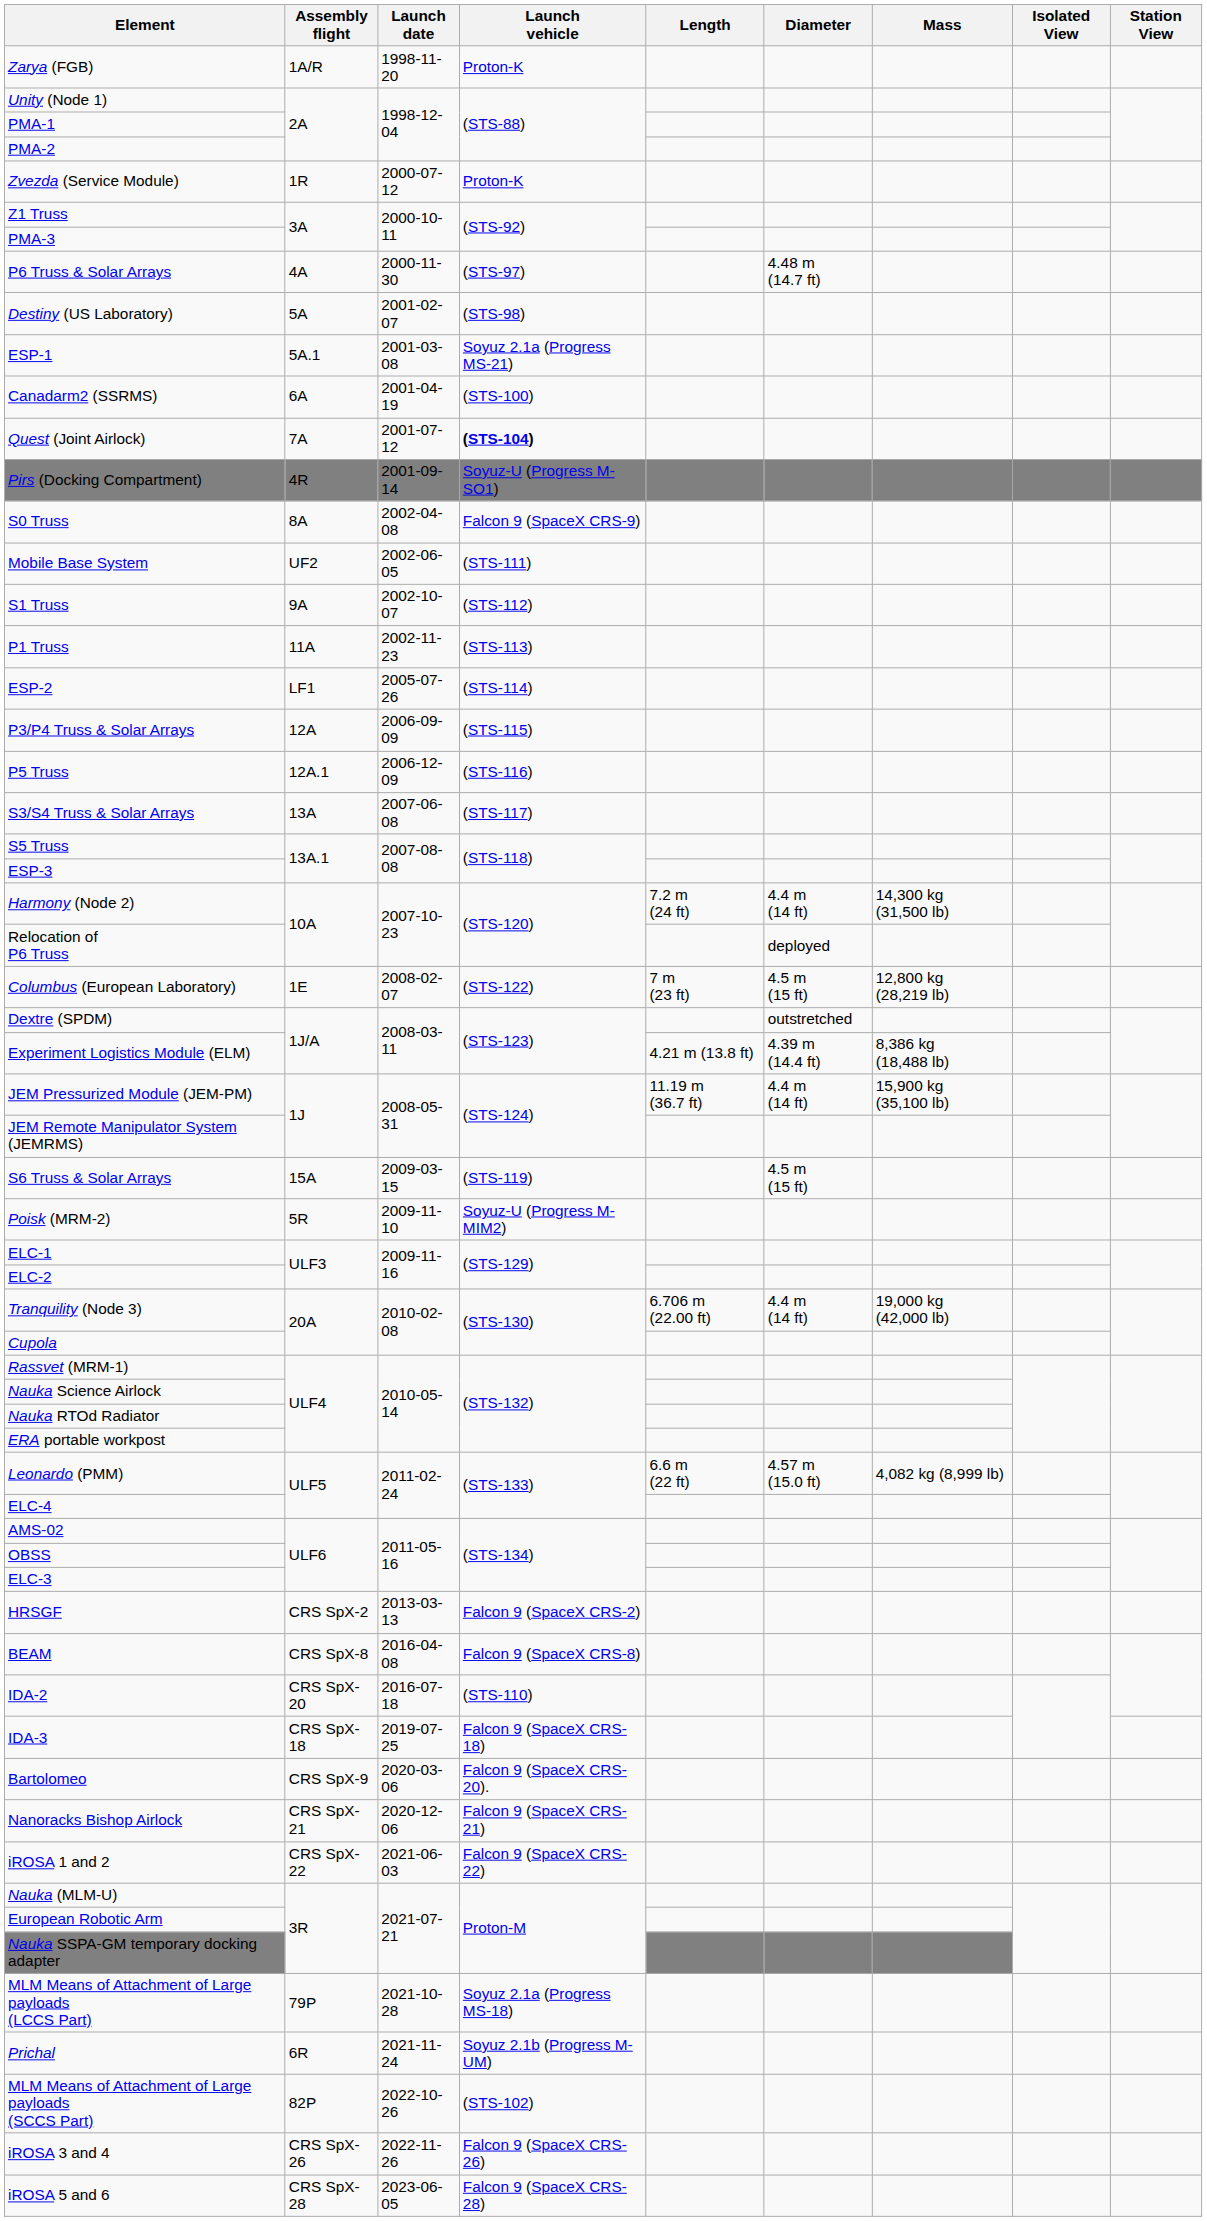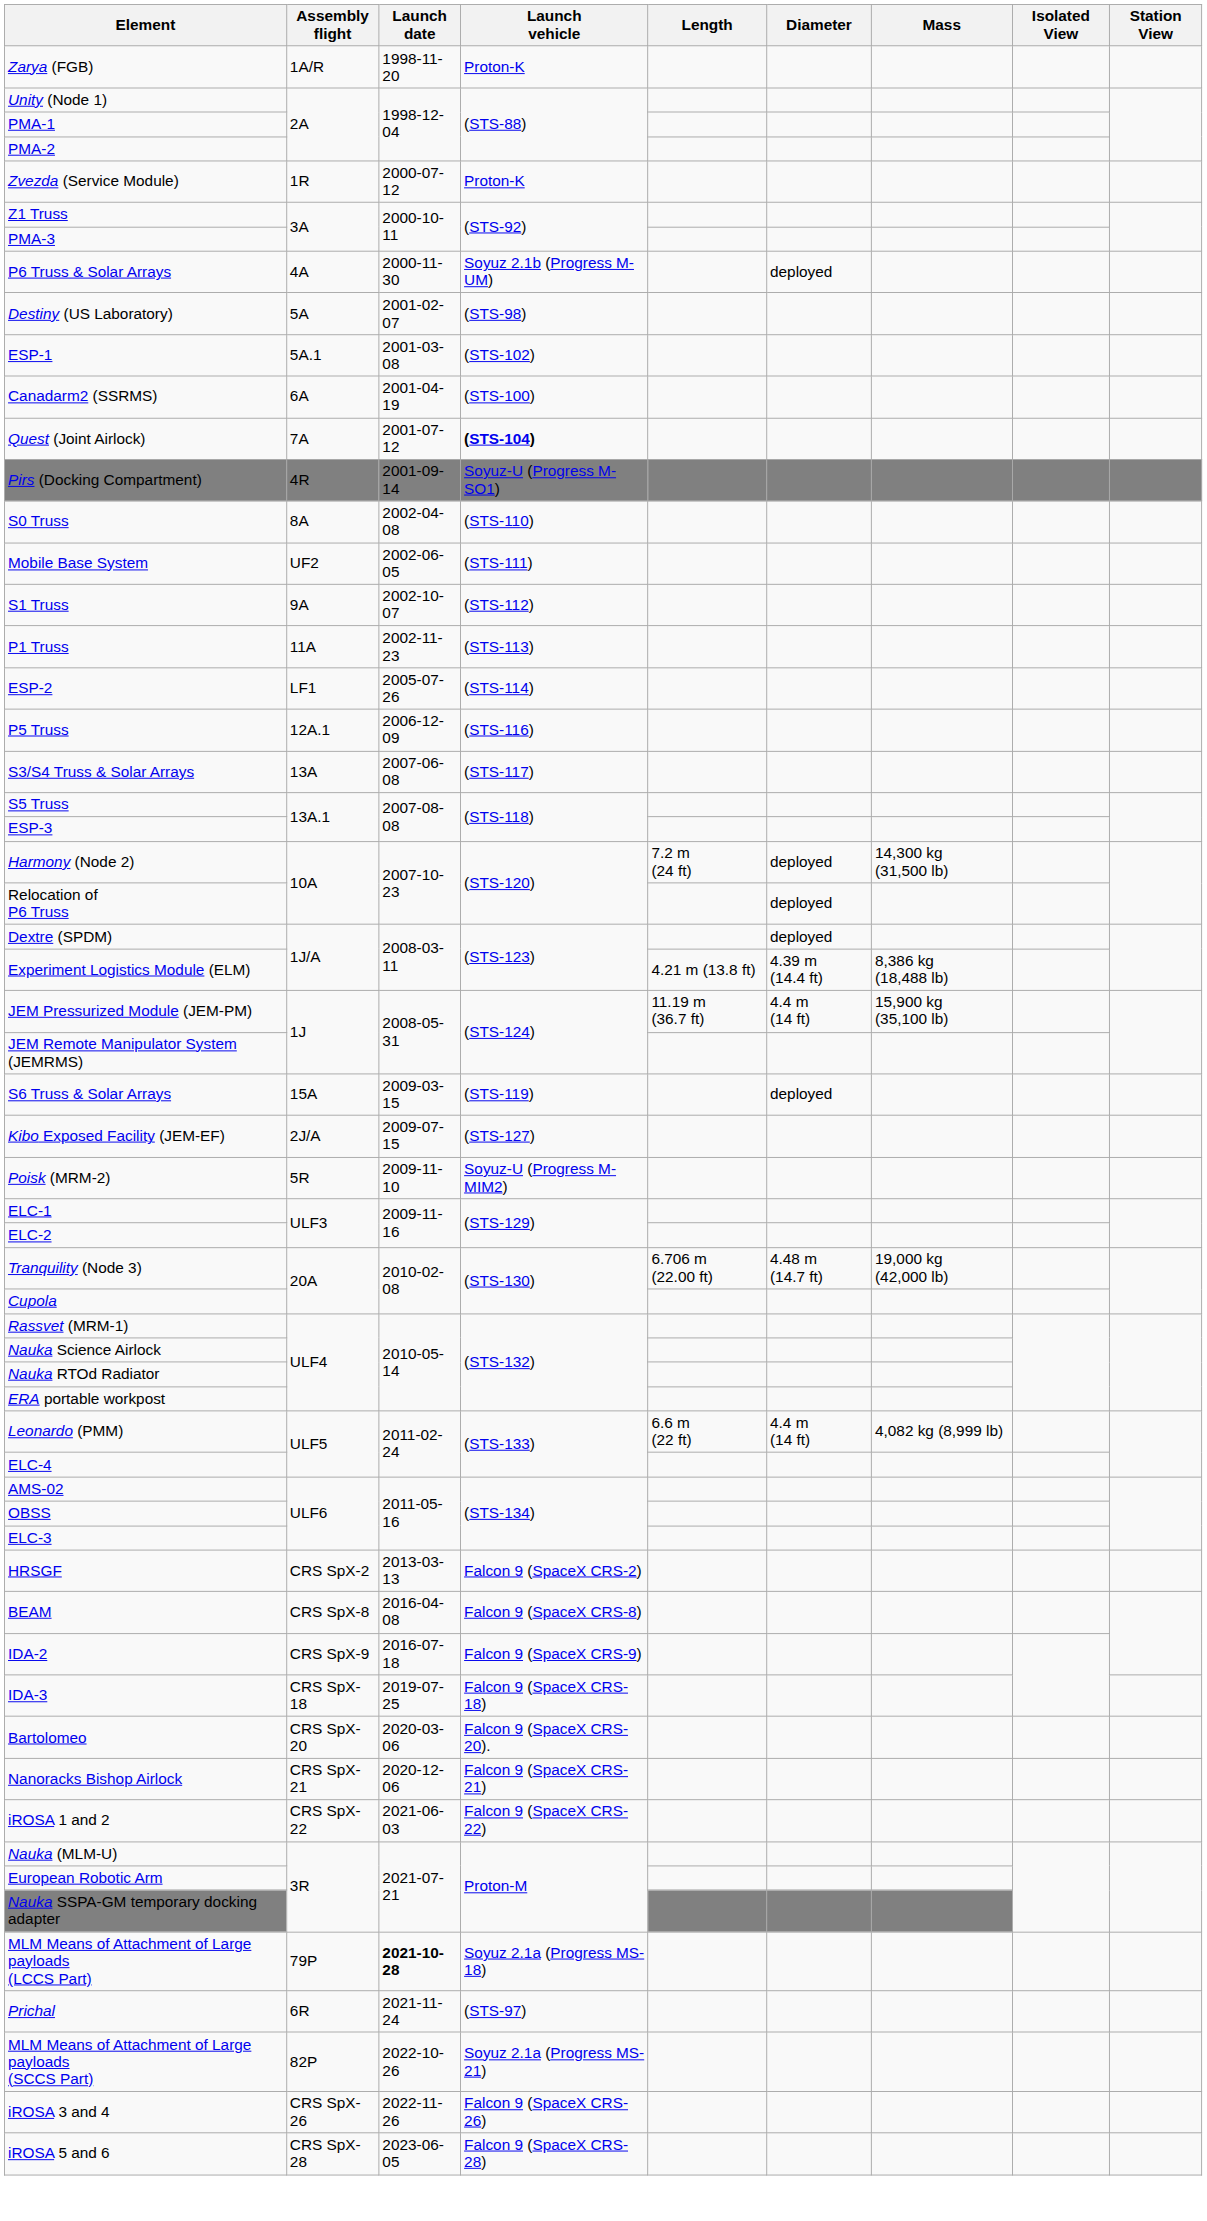(494, 272) (STS-97) -> (549, 272) Soyuz 2.1b (Progress M-UM)
(794, 272) 4.48 m (14.7 ft) -> (801, 272) deployed
(537, 355) Soyuz 2.1a (Progress MS-21) -> (500, 355) (STS-102)
(552, 521) Falcon 9 (SpaceX CRS-9) -> (499, 521) (STS-110)
- row: (101, 730)
(788, 903) 4.4 m (14 ft) -> (801, 862) deployed
- row: (122, 986)
(810, 1019) outstretched -> (801, 936) deployed
(788, 1177) 4.5 m (15 ft) -> (801, 1094) deployed
+ row: (116, 1136)
(788, 1309) 4.4 m (14 ft) -> (796, 1268) 4.48 m (14.7 ft)
(794, 1473) 4.57 m (15.0 ft) -> (790, 1431) 4.4 m (14 ft)
(324, 1695) CRS SpX-20 -> (330, 1654) CRS SpX-9
(498, 1695) (STS-110) -> (553, 1654) Falcon 9 (SpaceX CRS-9)
(328, 1778) CRS SpX-9 -> (325, 1737) CRS SpX-20
(412, 2002) normal -> (413, 1961) bold
(548, 2053) Soyuz 2.1b (Progress M-UM) -> (495, 2011) (STS-97)
(498, 2103) (STS-102) -> (554, 2061) Soyuz 2.1a (Progress MS-21)
